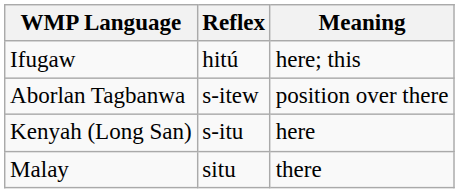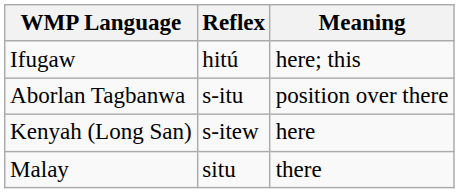(231, 95) s-itew -> (223, 95) s-itu
(223, 132) s-itu -> (231, 132) s-itew
